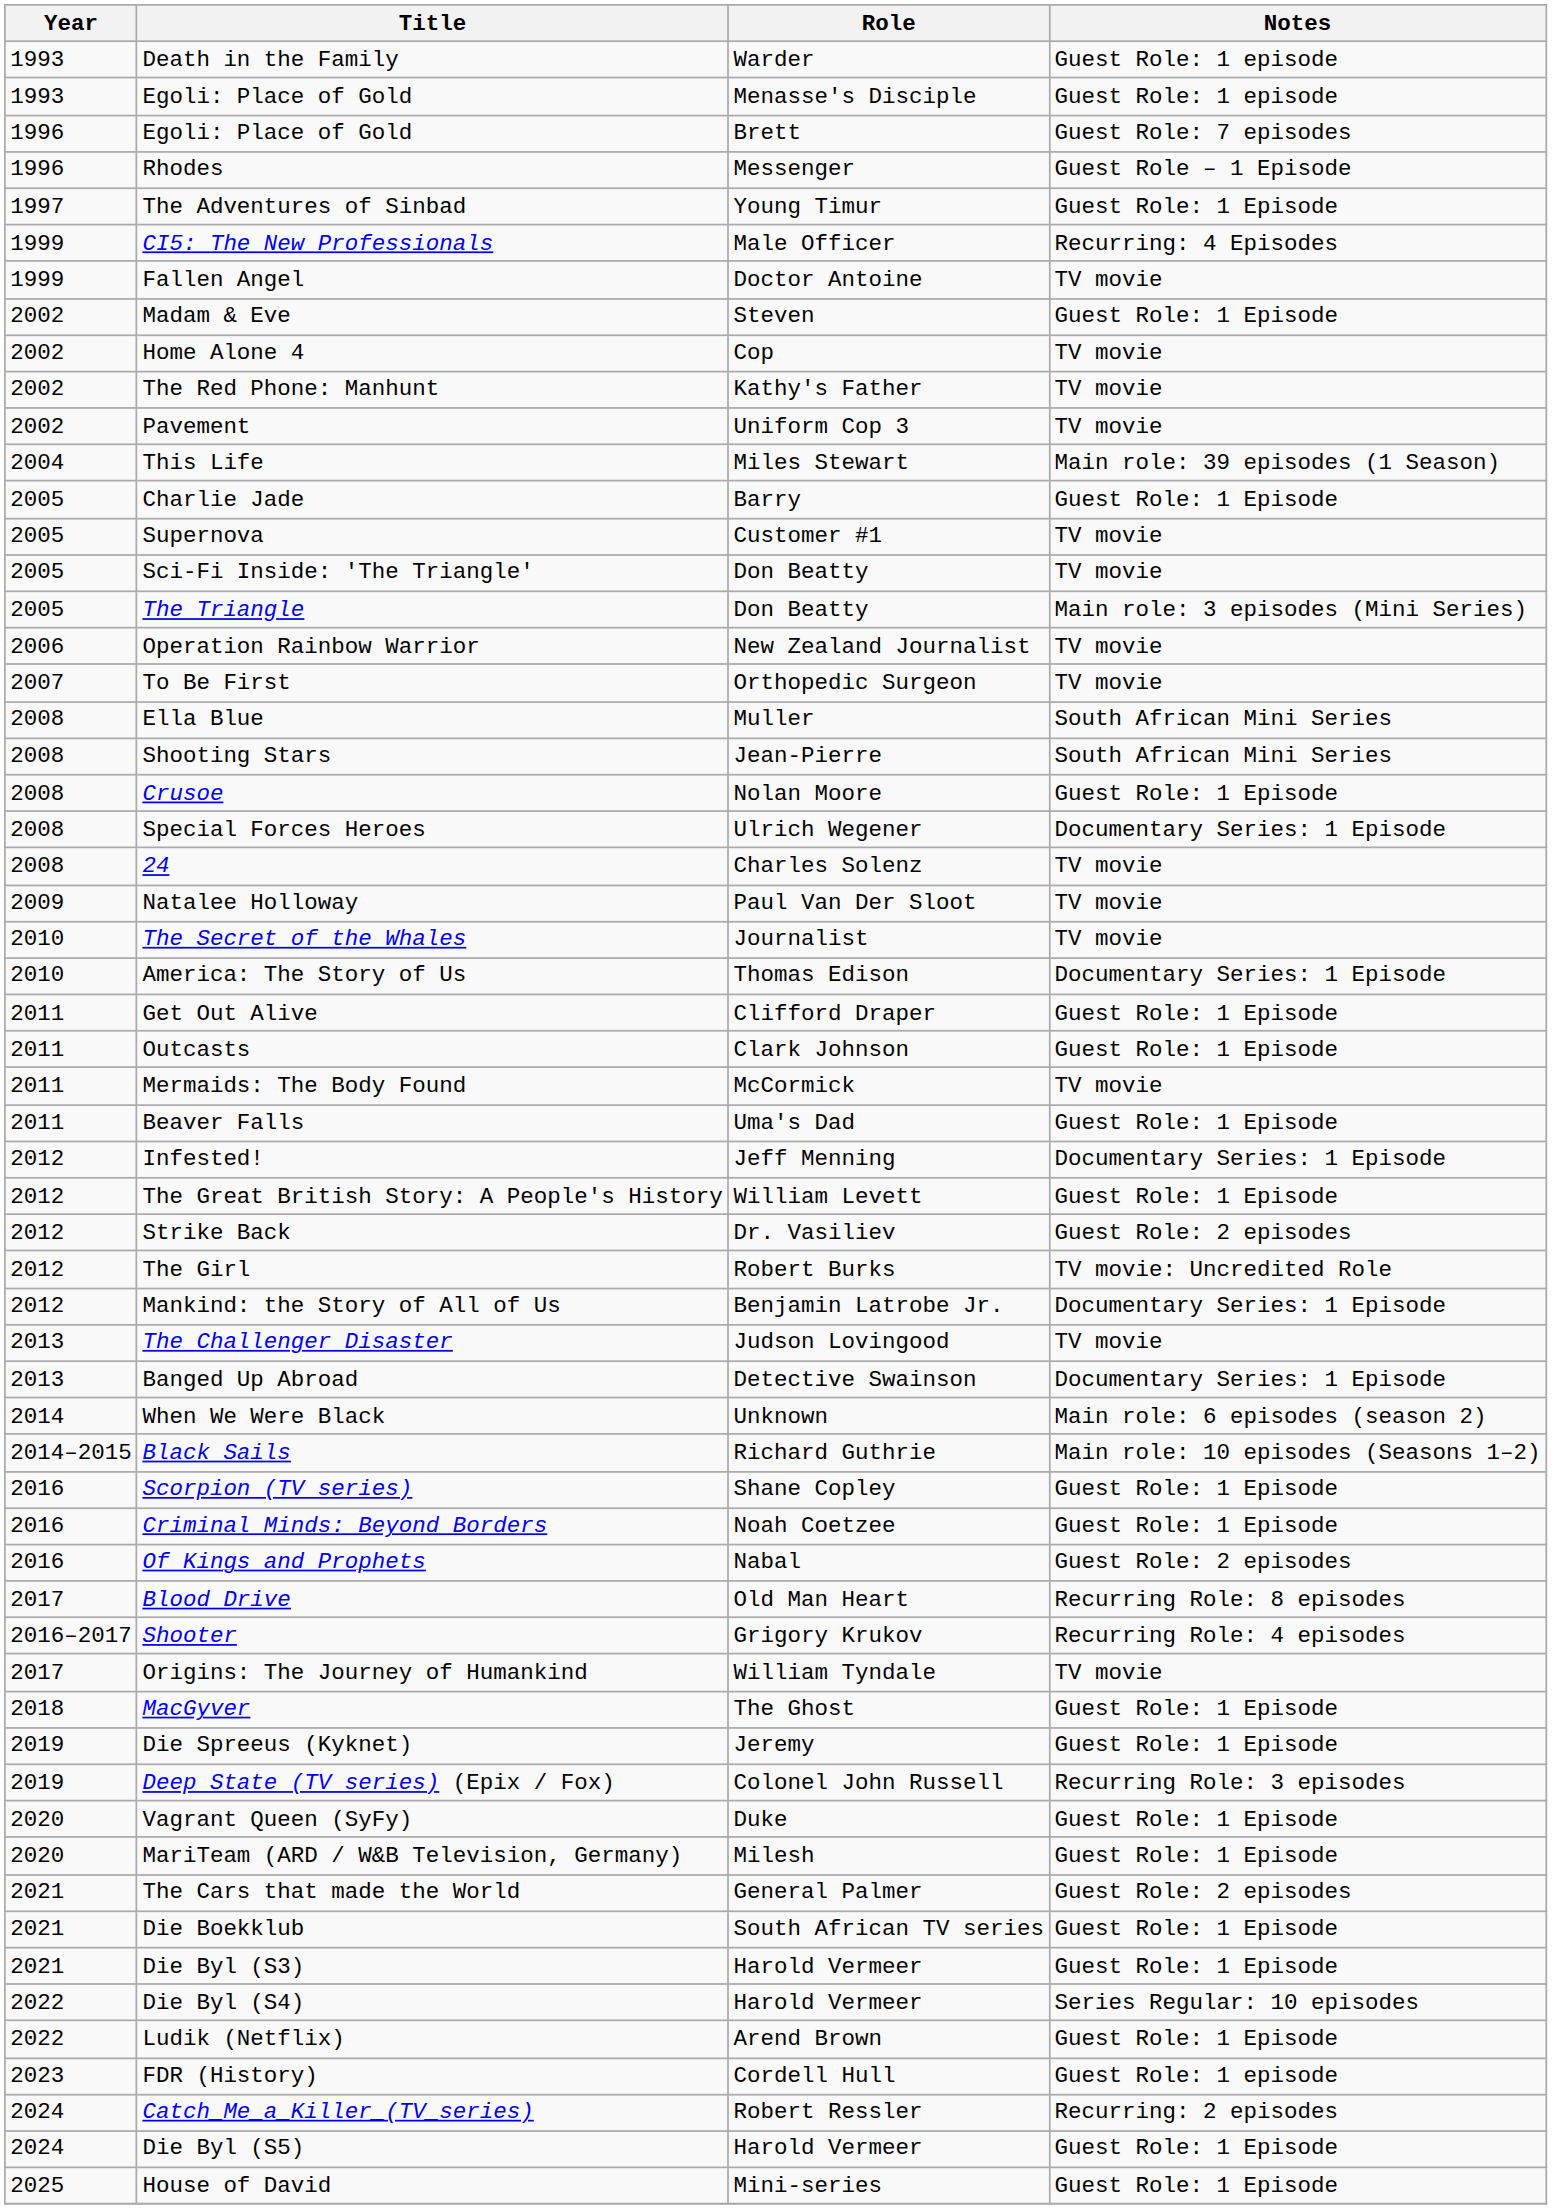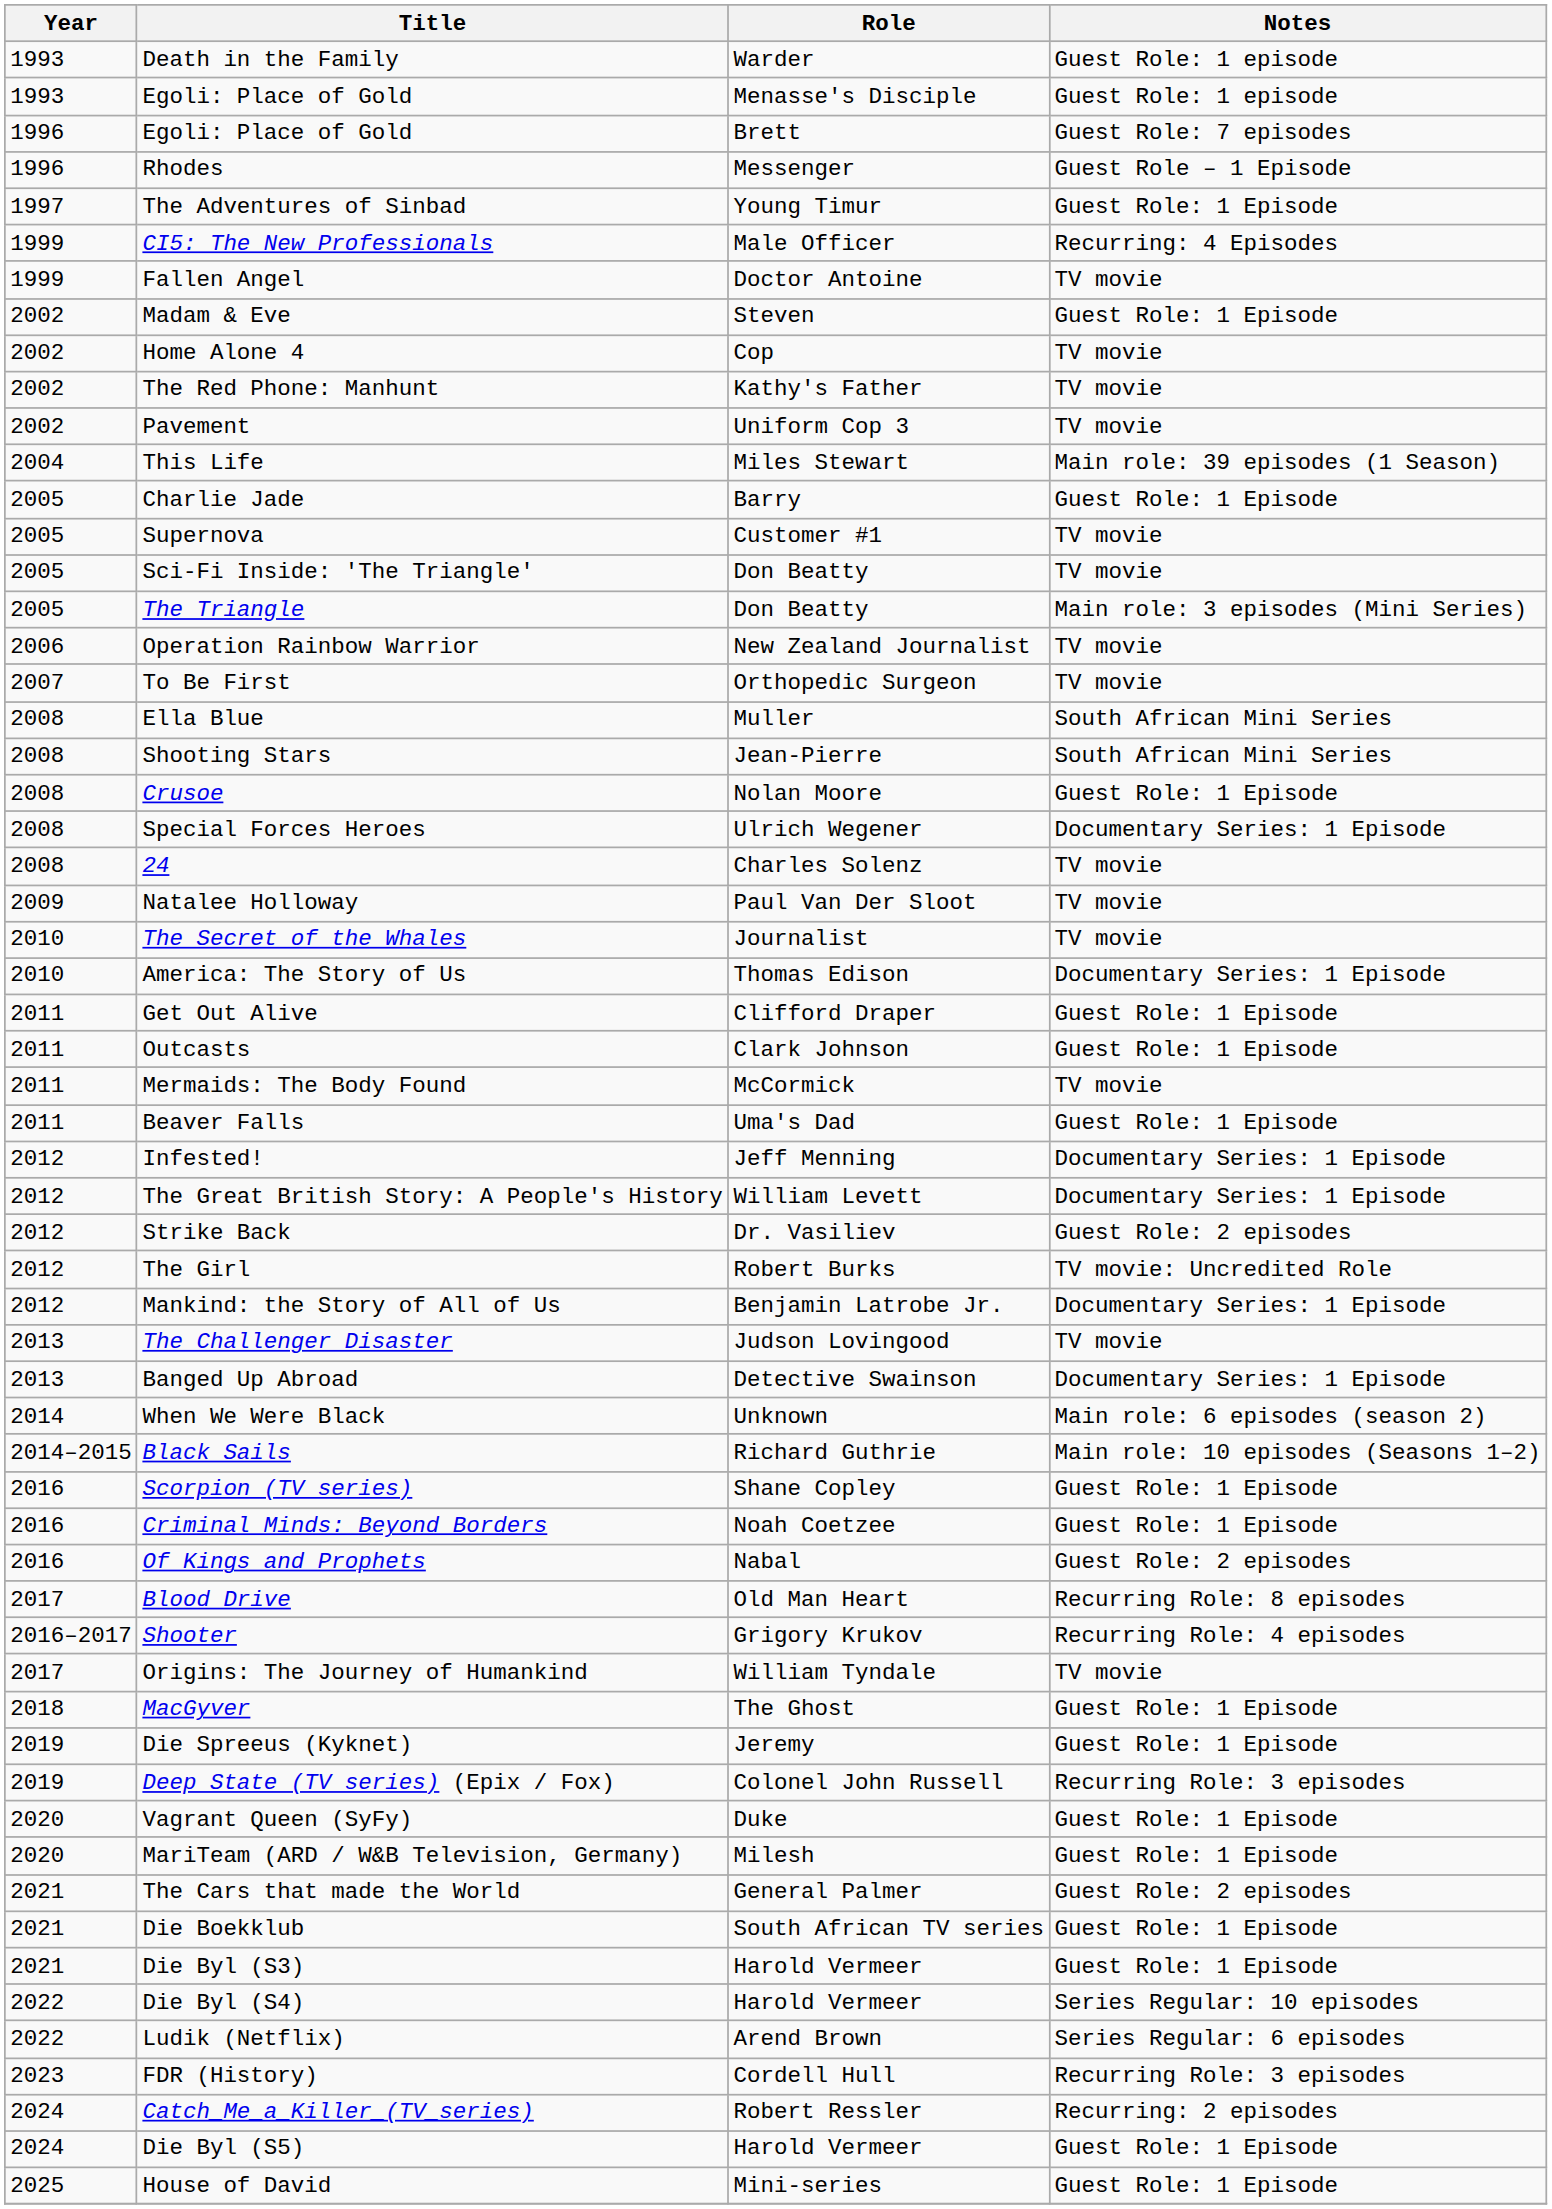(1196, 1196) Guest Role: 1 Episode -> (1250, 1196) Documentary Series: 1 Episode
(1196, 2039) Guest Role: 1 Episode -> (1230, 2039) Series Regular: 6 episodes
(1196, 2076) Guest Role: 1 episode -> (1230, 2076) Recurring Role: 3 episodes
